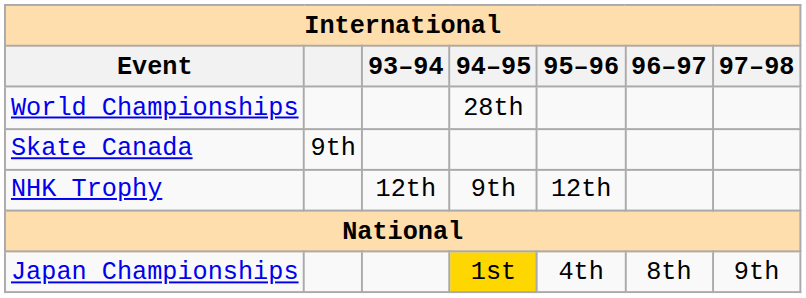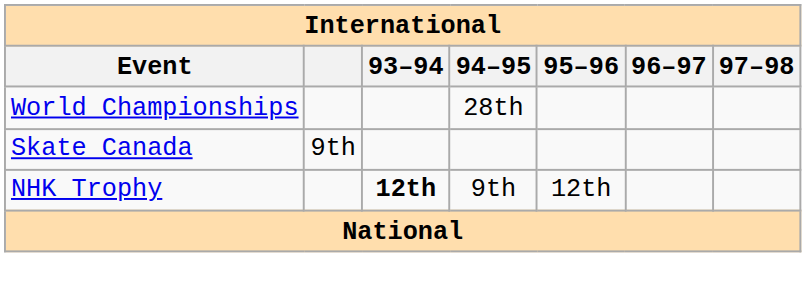(406, 190) normal -> (406, 190) bold
- row: (155, 272)
